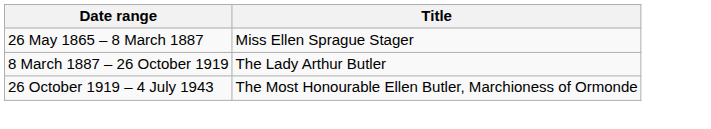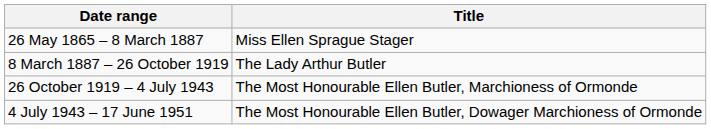+ row: (100, 111)
